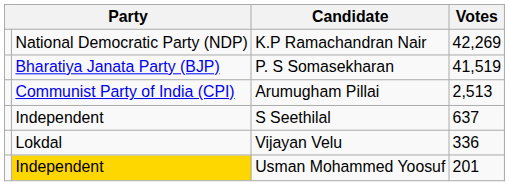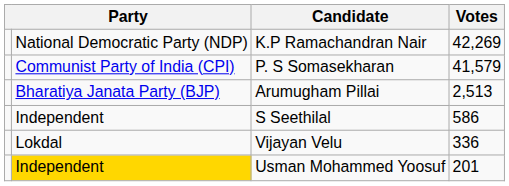(118, 67) Bharatiya Janata Party (BJP) -> (125, 67) Communist Party of India (CPI)
(477, 67) 41,519 -> (477, 67) 41,579
(125, 92) Communist Party of India (CPI) -> (118, 92) Bharatiya Janata Party (BJP)
(466, 117) 637 -> (466, 117) 586
